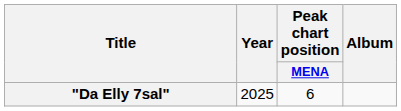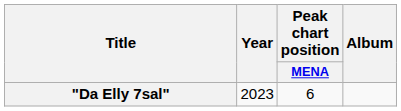(257, 94) 2025 -> (257, 94) 2023
